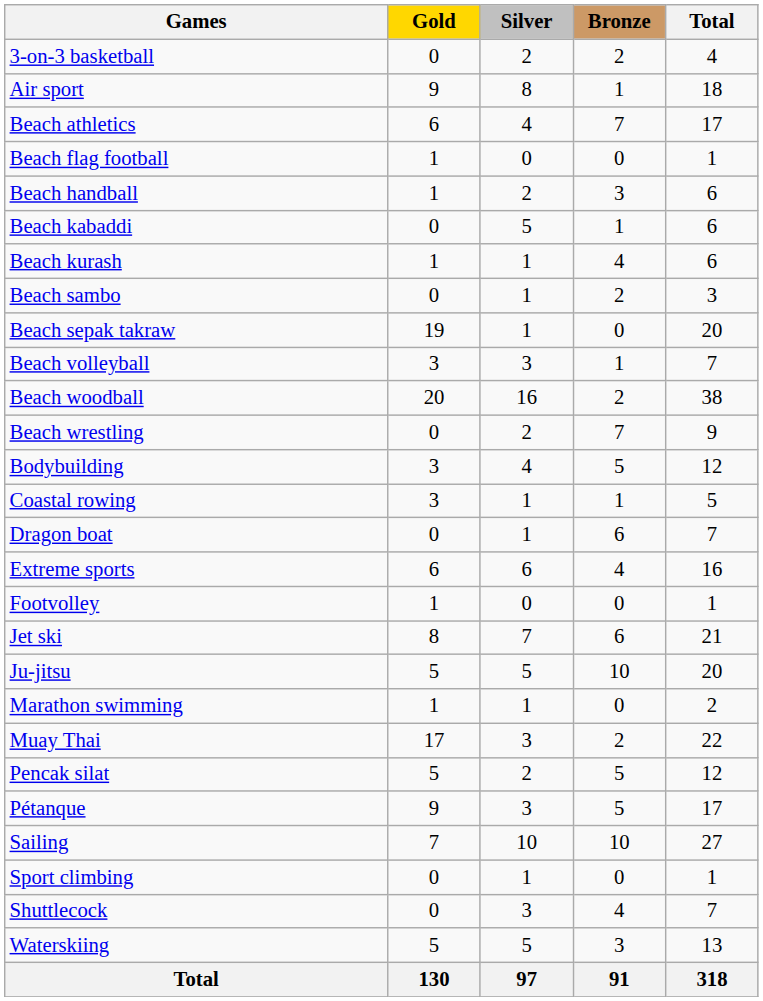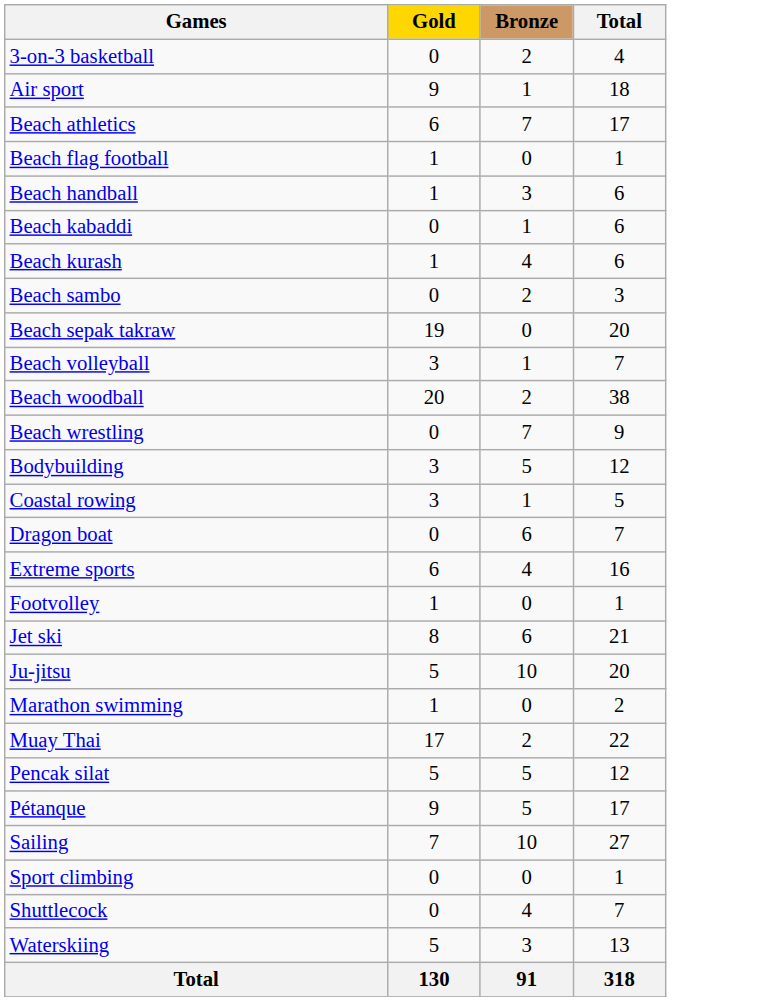- column: (527, 21)
